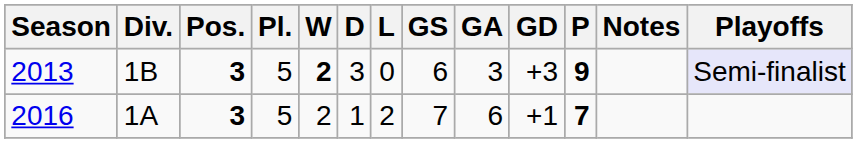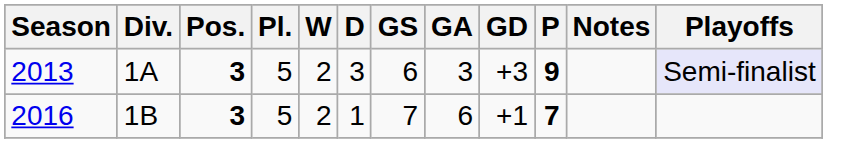- column: (386, 26)
(141, 71) 1B -> (141, 71) 1A
(324, 71) bold -> (324, 71) normal
(141, 115) 1A -> (141, 115) 1B
